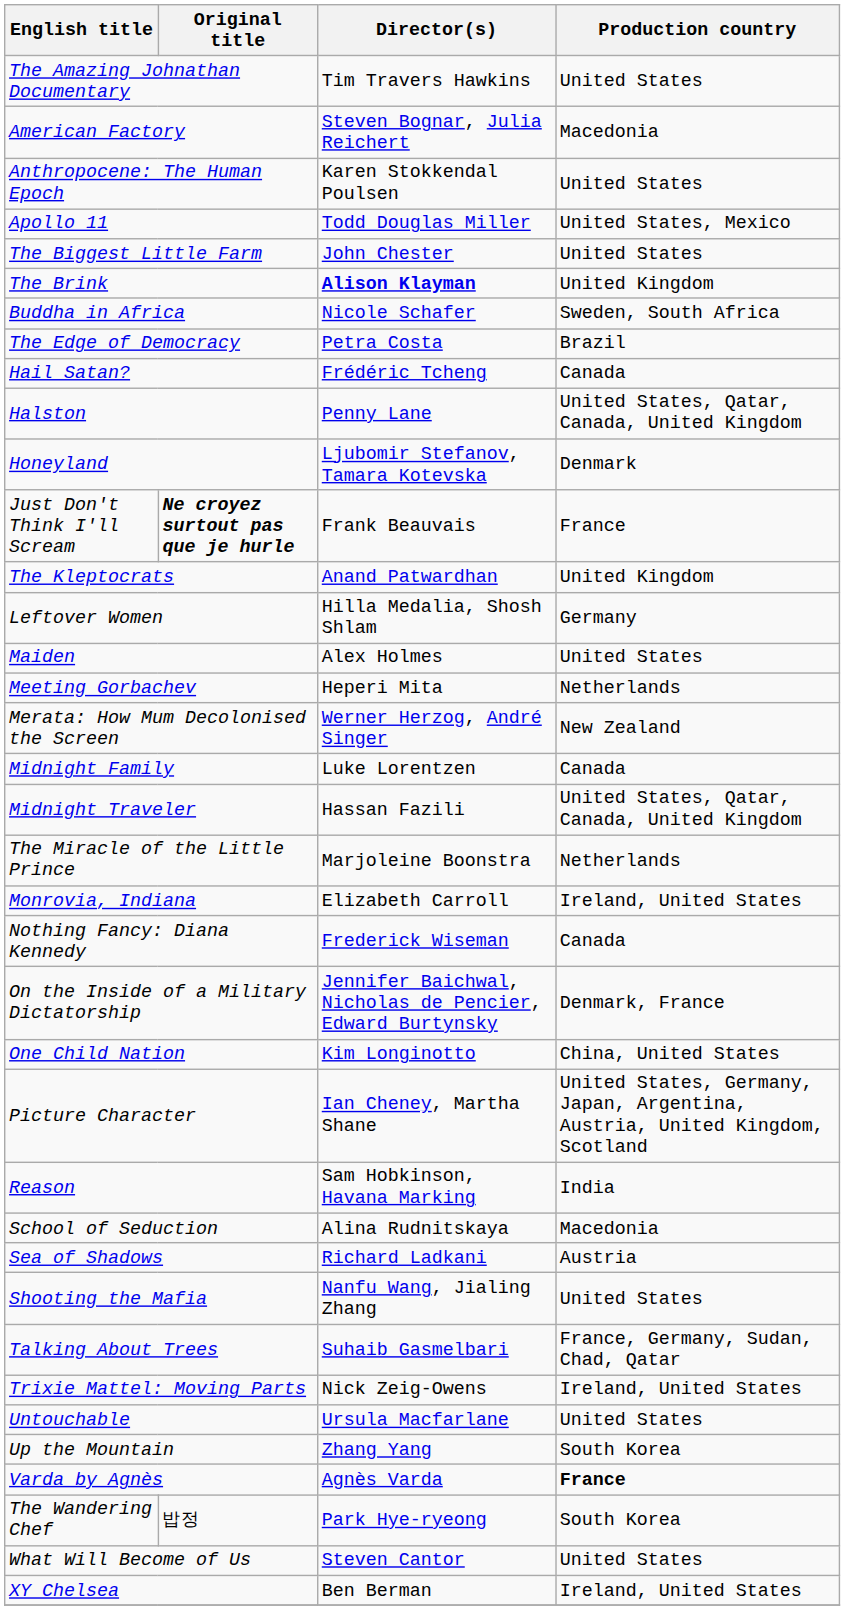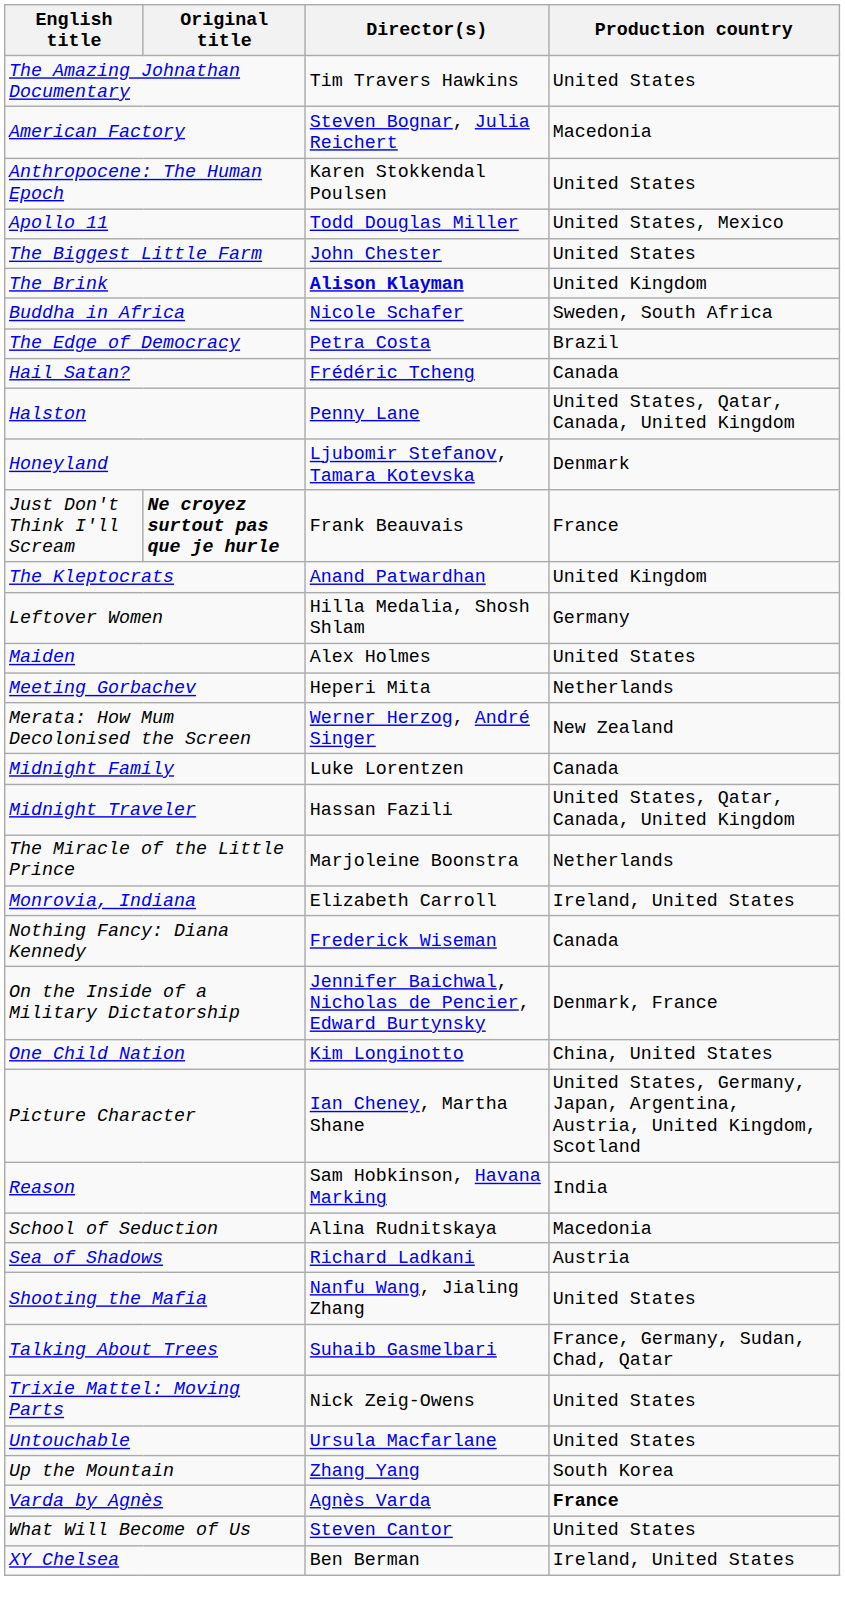(681, 1390) Ireland, United States -> (624, 1400) United States
- row: (81, 1520)
